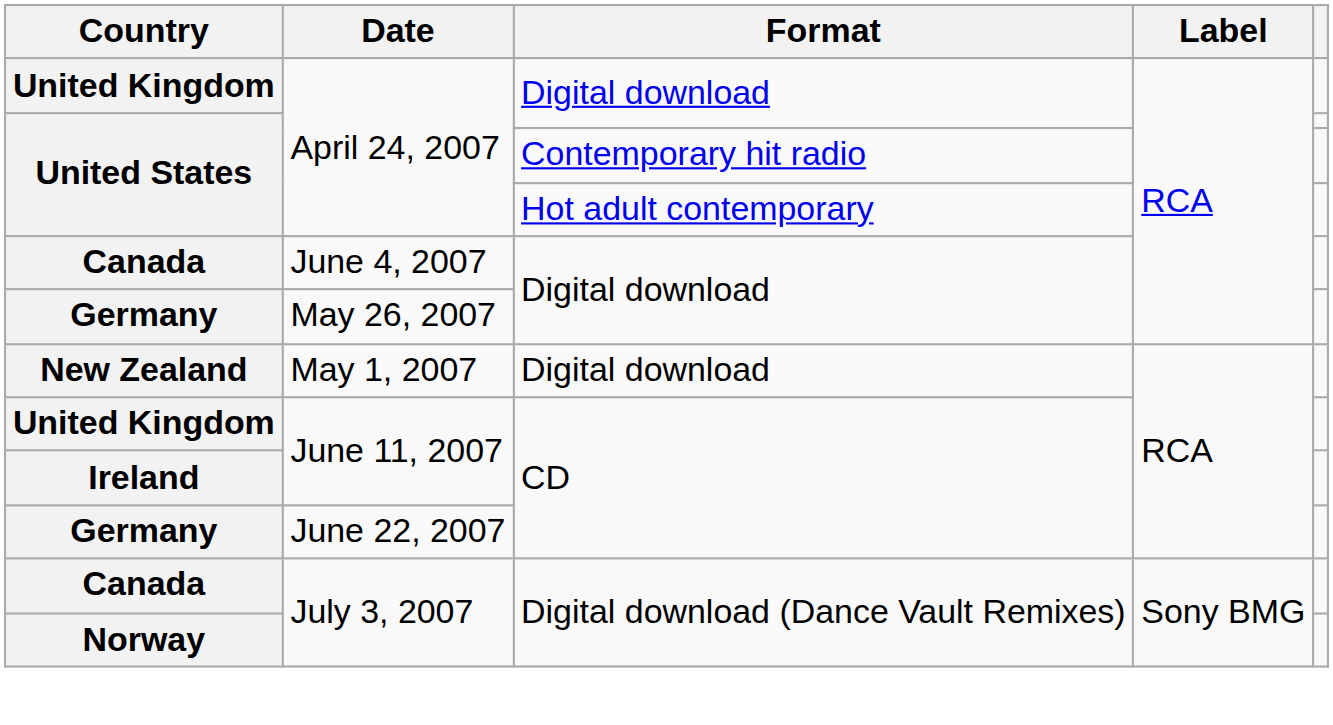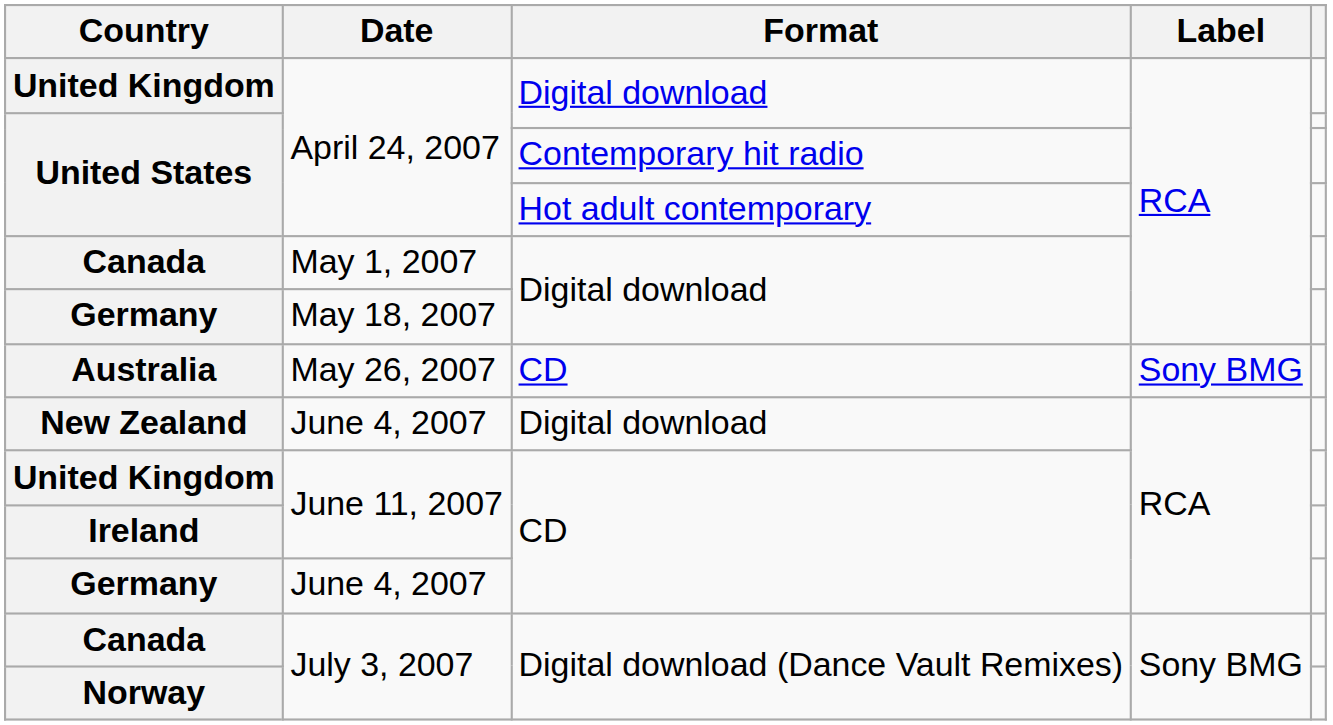(389, 262) June 4, 2007 -> (384, 262) May 1, 2007
(393, 316) May 26, 2007 -> (393, 316) May 18, 2007
+ row: (144, 369)
(384, 369) May 1, 2007 -> (389, 423) June 4, 2007
(398, 531) June 22, 2007 -> (389, 584) June 4, 2007
